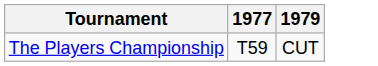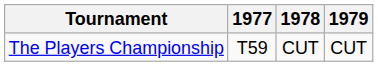+ column: (300, 19)
